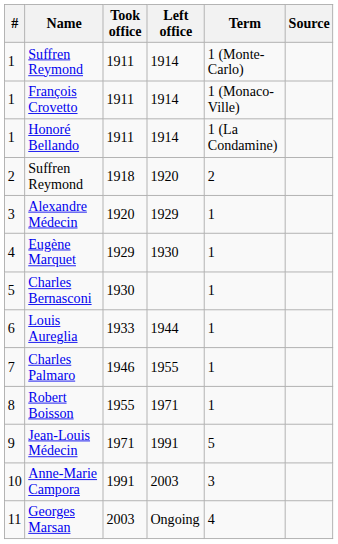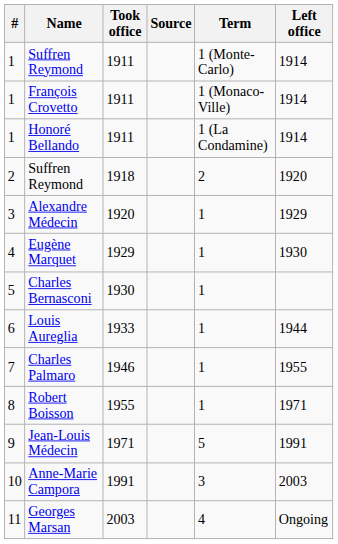columns swapped: (176, 23) <-> (309, 23)
